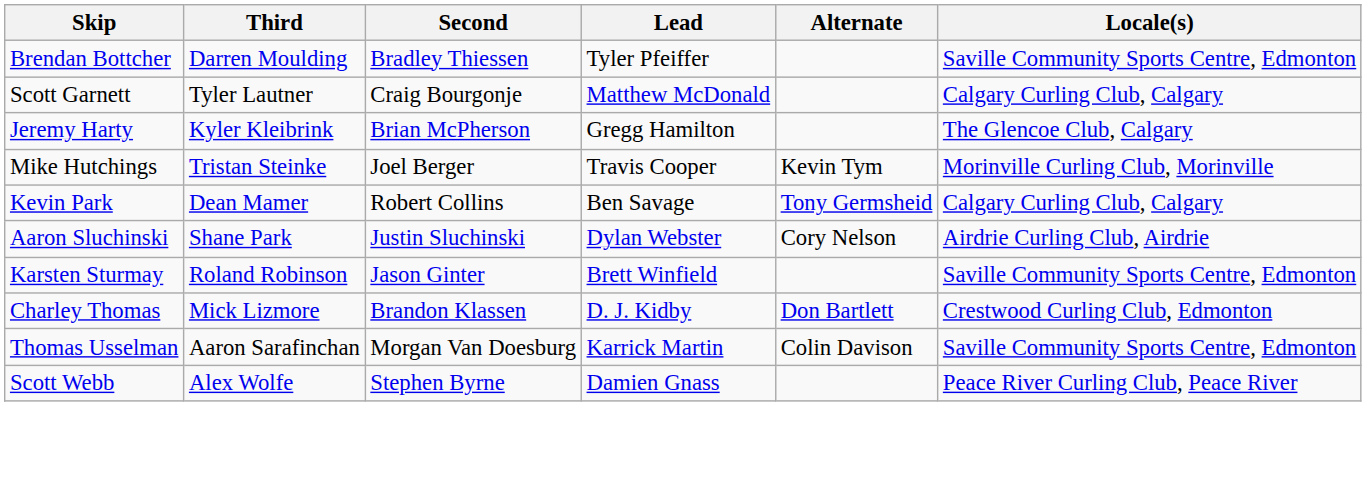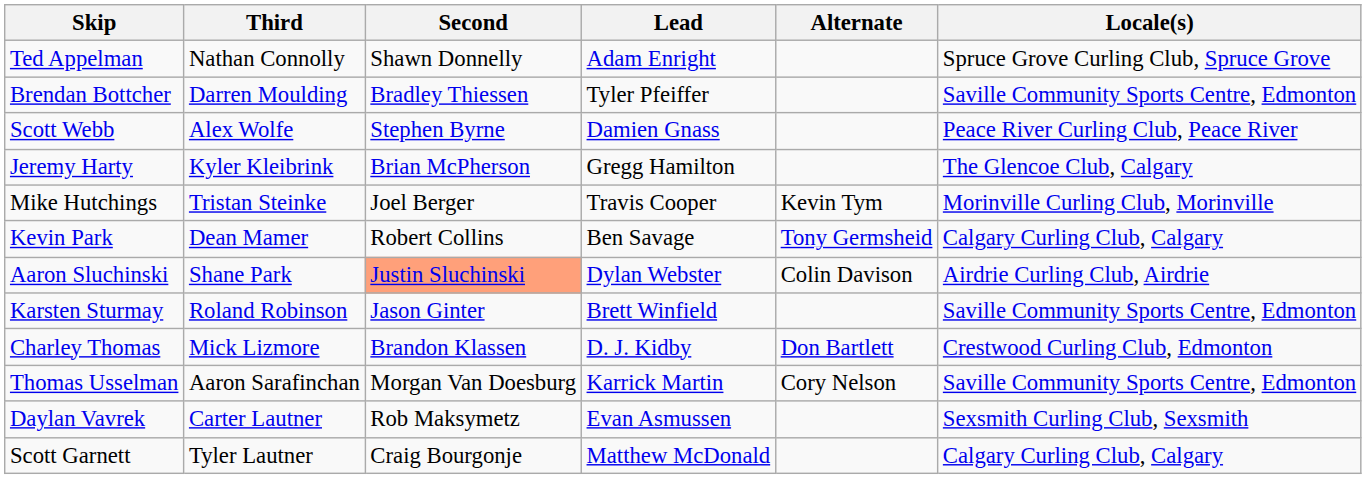+ row: (76, 58)
rows swapped: (70, 94) <-> (62, 382)
(448, 238) no background -> (448, 274) lightsalmon background
(838, 238) Cory Nelson -> (847, 274) Colin Davison
(847, 346) Colin Davison -> (838, 382) Cory Nelson
+ row: (78, 418)
